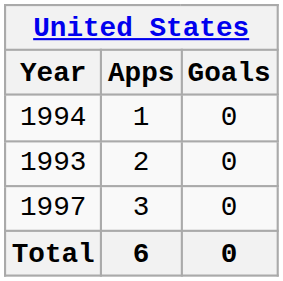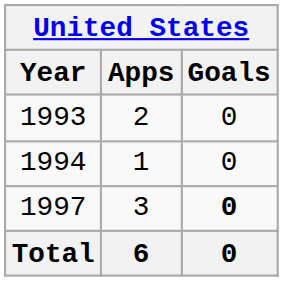rows swapped: (53, 163) <-> (53, 118)
(229, 208) normal -> (229, 208) bold
